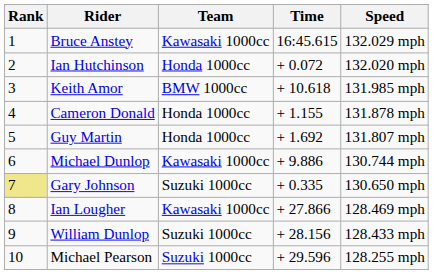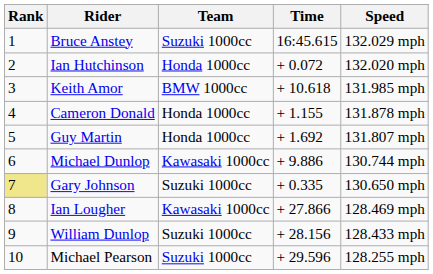(216, 40) Kawasaki 1000cc -> (207, 40) Suzuki 1000cc
